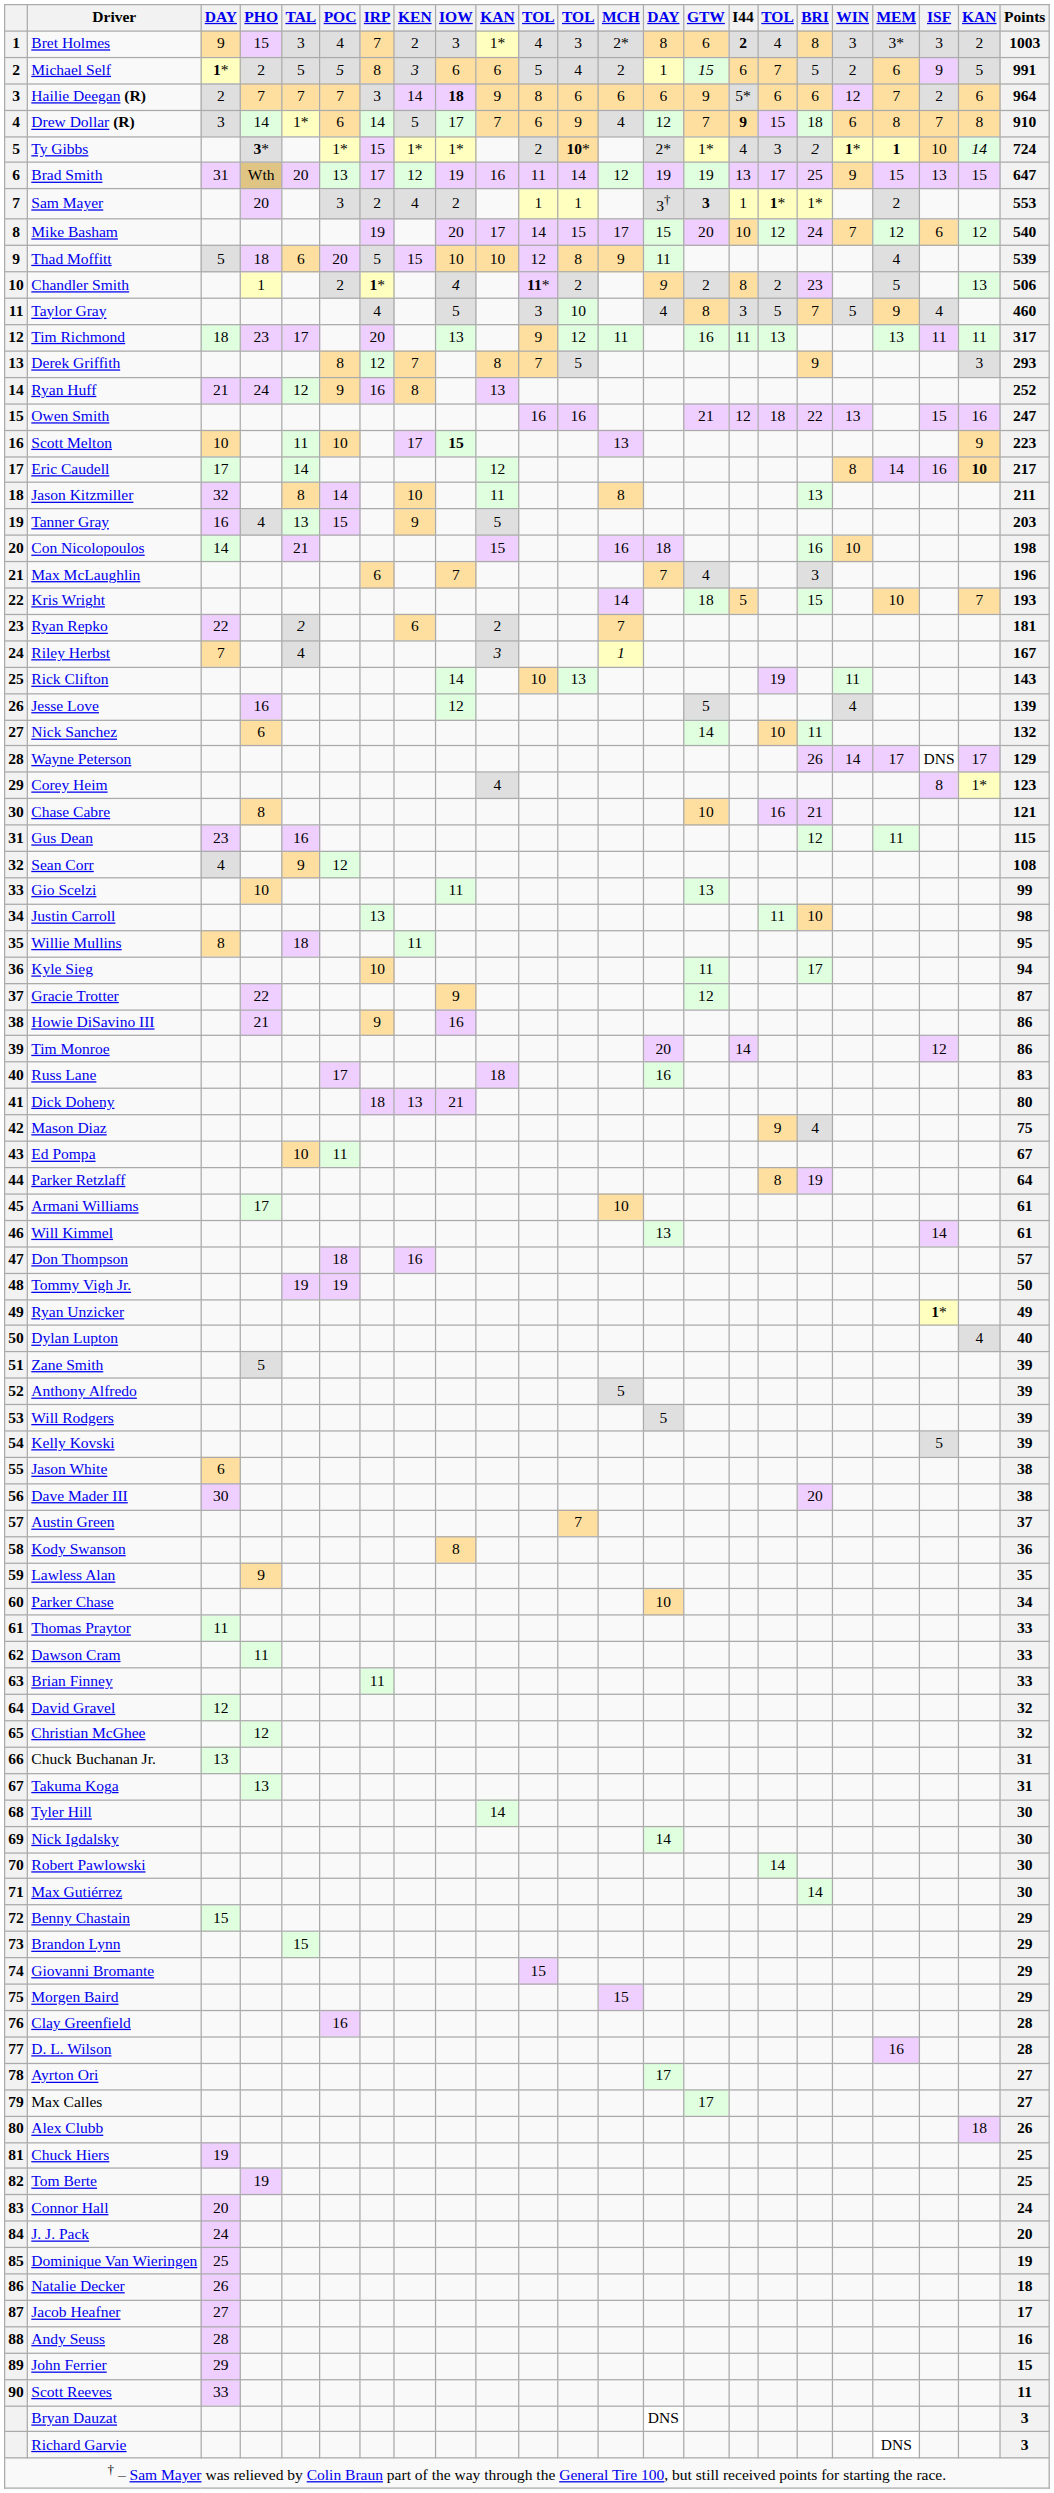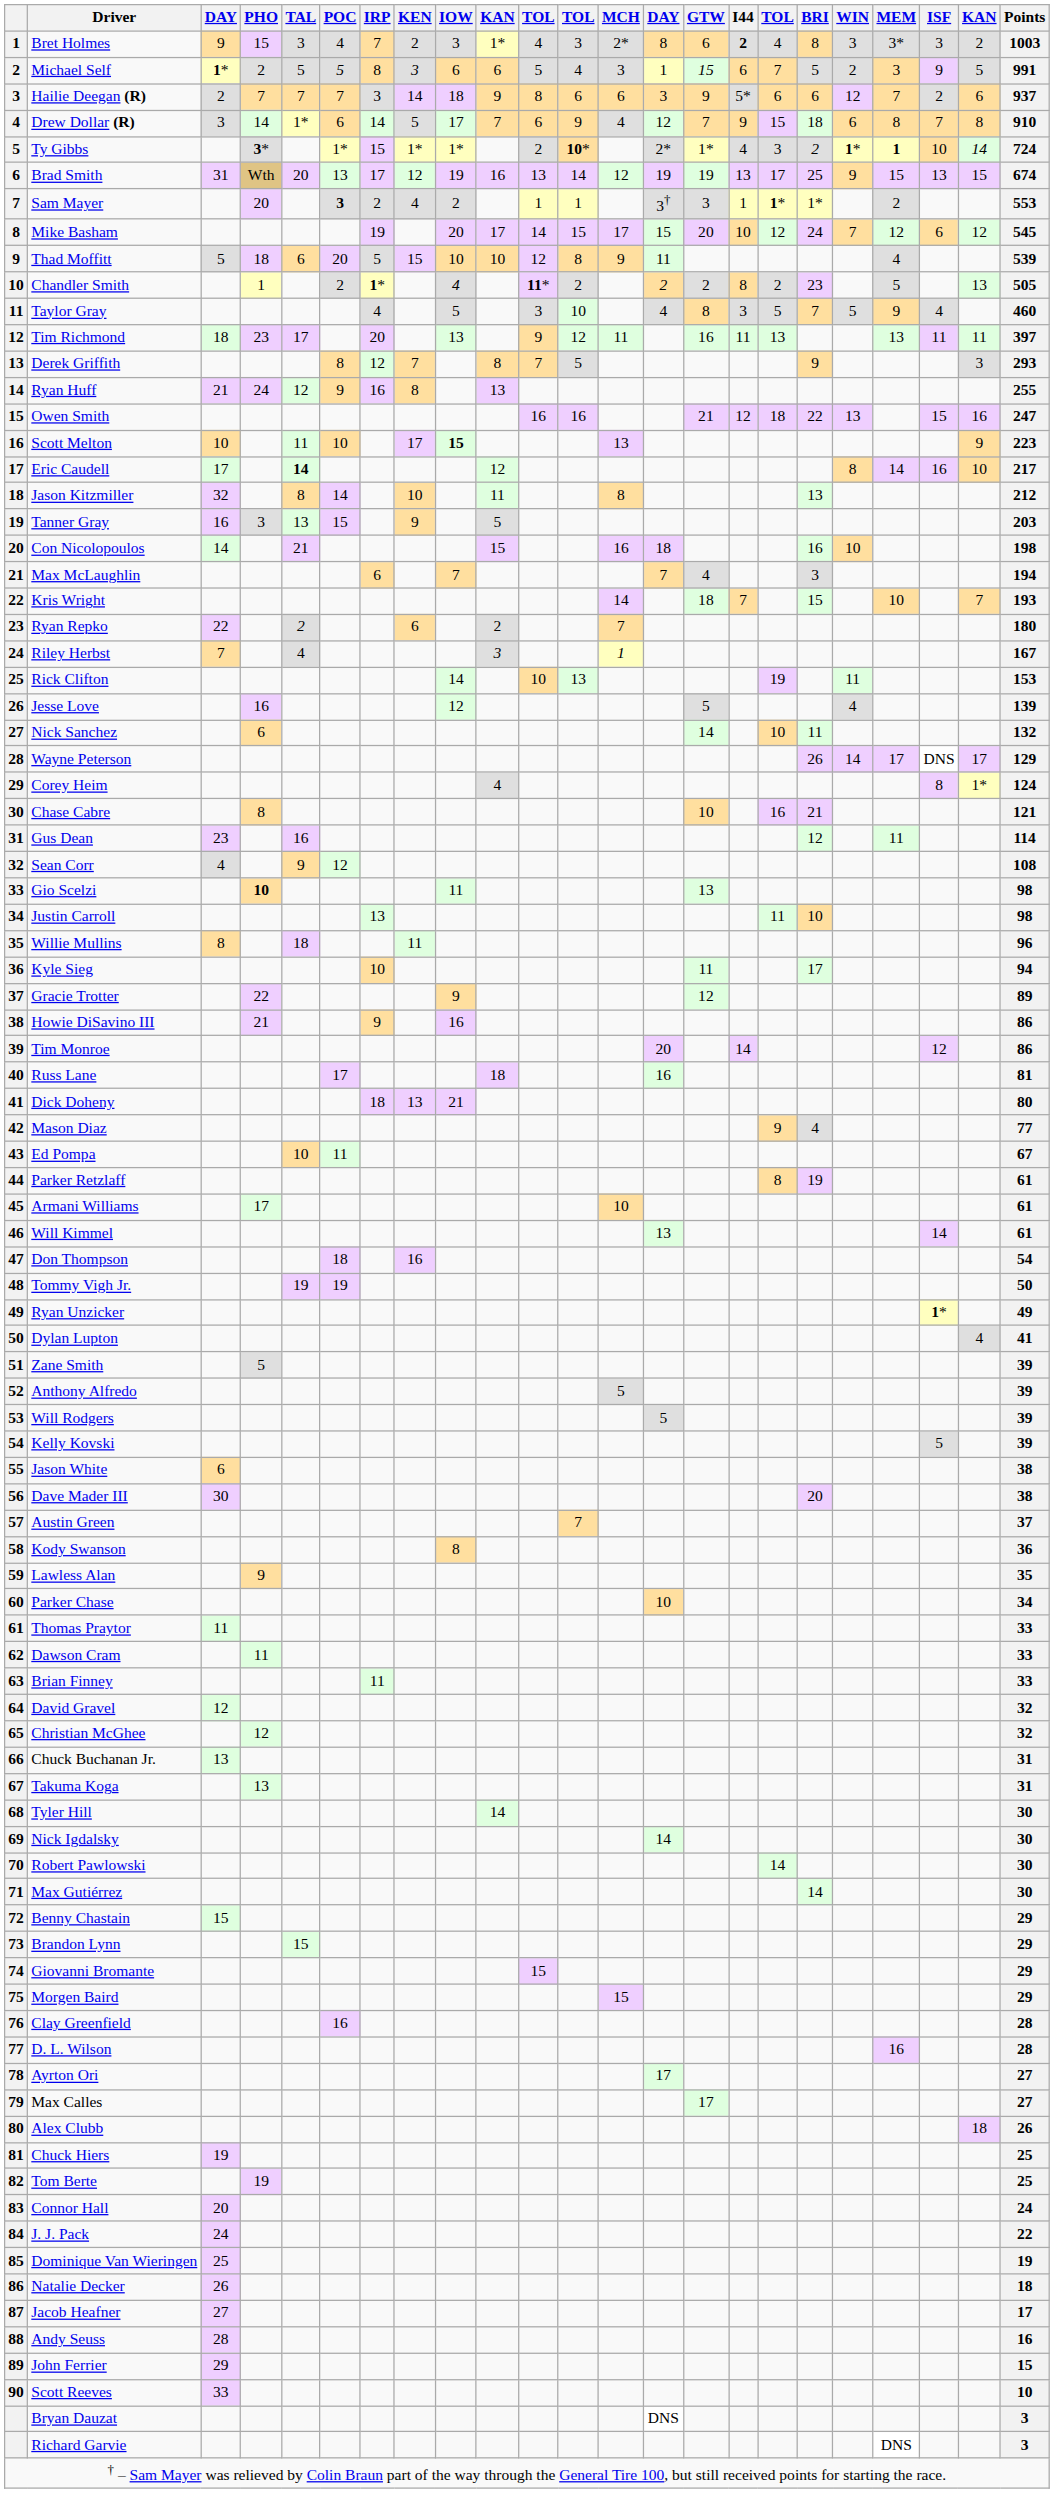(621, 70) 2 -> (621, 70) 3
(896, 70) 6 -> (896, 70) 3
(456, 97) bold -> (456, 97) normal
(663, 97) 6 -> (663, 97) 3
(1025, 97) 964 -> (1025, 97) 937
(743, 123) bold -> (743, 123) normal
(538, 176) 11 -> (538, 176) 13
(1025, 176) 647 -> (1025, 176) 674
(340, 204) normal -> (340, 204) bold
(706, 204) bold -> (706, 204) normal
(1025, 232) 540 -> (1025, 232) 545
(663, 285) 9 -> (663, 285) 2
(1025, 285) 506 -> (1025, 285) 505
(1025, 337) 317 -> (1025, 337) 397
(1025, 390) 252 -> (1025, 390) 255
(301, 469) normal -> (301, 469) bold
(979, 469) bold -> (979, 469) normal
(1025, 496) 211 -> (1025, 496) 212
(261, 522) 4 -> (261, 522) 3
(1025, 575) 196 -> (1025, 575) 194
(743, 601) 5 -> (743, 601) 7
(1025, 627) 181 -> (1025, 627) 180
(1025, 680) 143 -> (1025, 680) 153
(1025, 785) 123 -> (1025, 785) 124
(1025, 838) 115 -> (1025, 838) 114
(261, 891) normal -> (261, 891) bold
(1025, 891) 99 -> (1025, 891) 98
(1025, 943) 95 -> (1025, 943) 96
(1025, 996) 87 -> (1025, 996) 89
(1025, 1075) 83 -> (1025, 1075) 81
(1025, 1128) 75 -> (1025, 1128) 77
(1025, 1180) 64 -> (1025, 1180) 61
(1025, 1259) 57 -> (1025, 1259) 54
(1025, 1338) 40 -> (1025, 1338) 41
(1025, 2234) 20 -> (1025, 2234) 22
(1025, 2392) 11 -> (1025, 2392) 10
